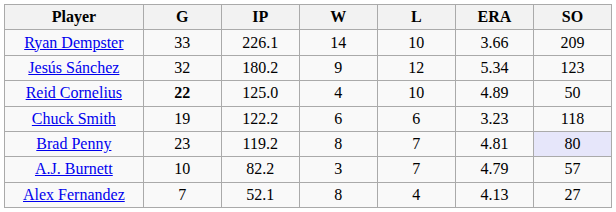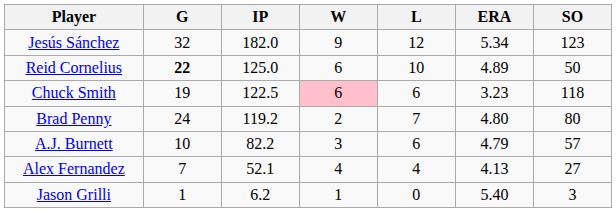- row: (74, 42)
(260, 67) 180.2 -> (260, 42) 182.0
(338, 93) 4 -> (338, 67) 6
(260, 118) 122.2 -> (260, 93) 122.5
(338, 118) no background -> (338, 93) pink background
(182, 144) 23 -> (182, 118) 24
(338, 144) 8 -> (338, 118) 2
(494, 144) 4.81 -> (494, 118) 4.80
(572, 144) lavender background -> (572, 118) no background
(416, 169) 7 -> (416, 144) 6
(338, 194) 8 -> (338, 169) 4
+ row: (74, 194)
